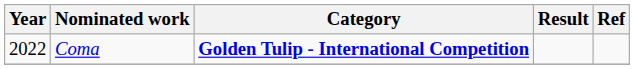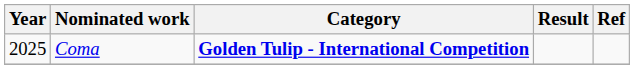(28, 49) 2022 -> (28, 49) 2025
